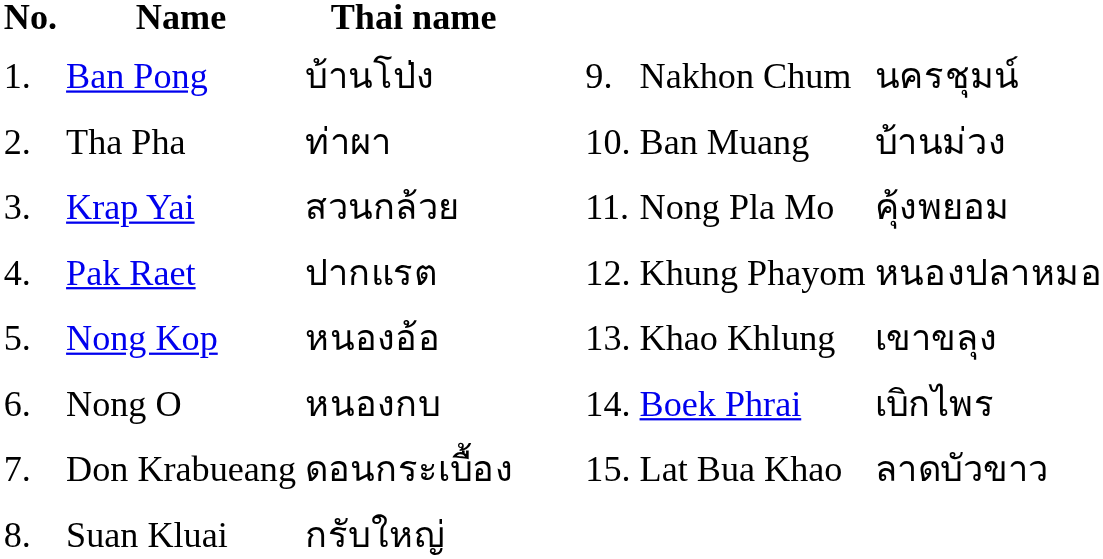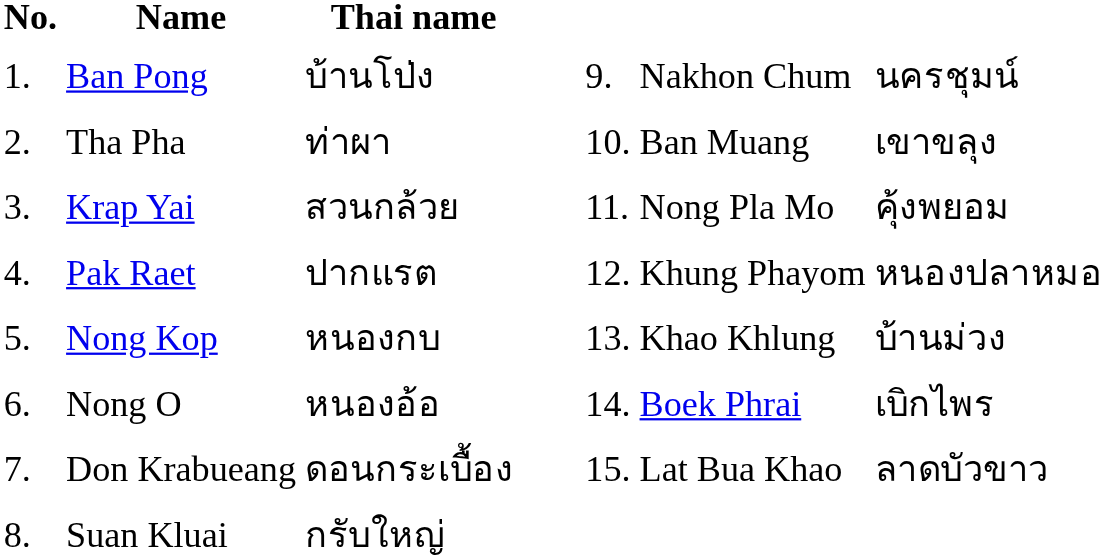(940, 141) บ้านม่วง -> (936, 141) เขาขลุง
(373, 338) หนองอ้อ -> (373, 338) หนองกบ
(936, 338) เขาขลุง -> (940, 338) บ้านม่วง
(373, 403) หนองกบ -> (373, 403) หนองอ้อ
